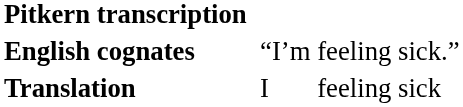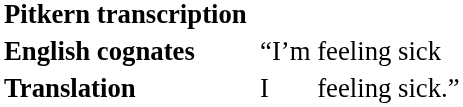(429, 51) sick.” -> (420, 51) sick
(420, 88) sick -> (429, 88) sick.”
